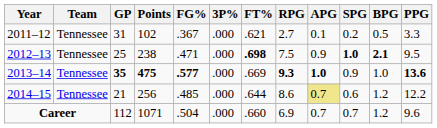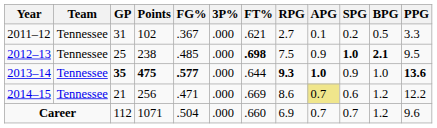(188, 53) .471 -> (188, 53) .485
(255, 73) .669 -> (255, 73) .644
(188, 93) .485 -> (188, 93) .471
(255, 93) .644 -> (255, 93) .669
